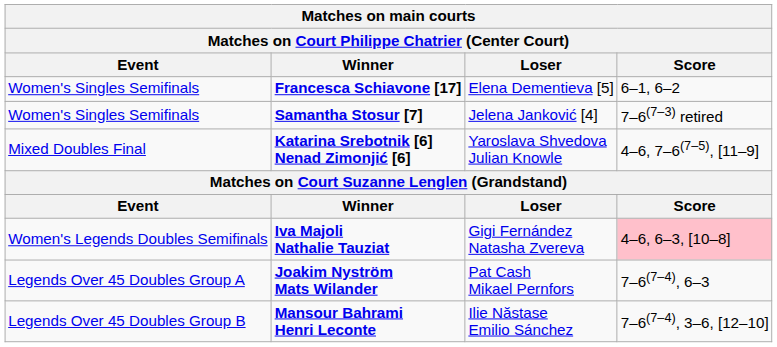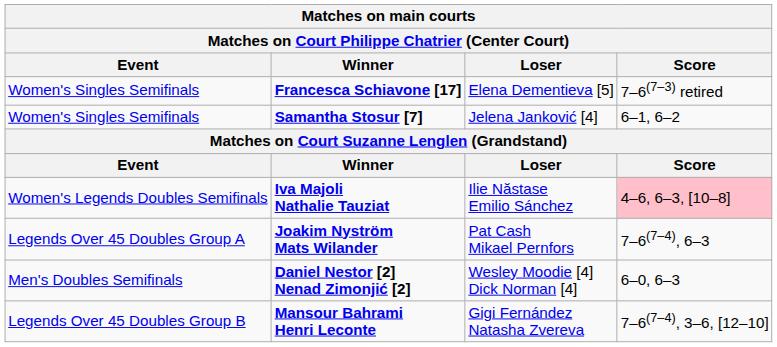(650, 88) 6–1, 6–2 -> (672, 90) 7–6(7–3) retired
(672, 115) 7–6(7–3) retired -> (650, 117) 6–1, 6–2
- row: (354, 149)
(526, 239) Gigi Fernández Natasha Zvereva -> (521, 197) Ilie Năstase Emilio Sánchez
+ row: (343, 280)
(521, 321) Ilie Năstase Emilio Sánchez -> (526, 321) Gigi Fernández Natasha Zvereva
